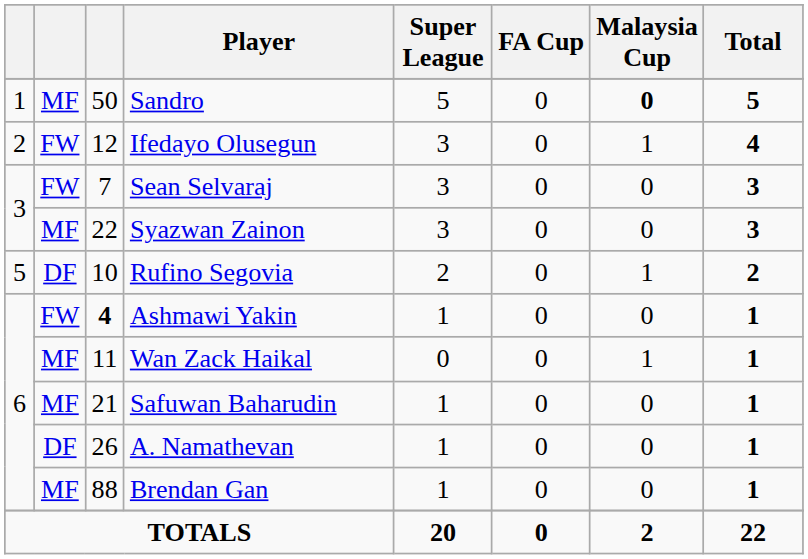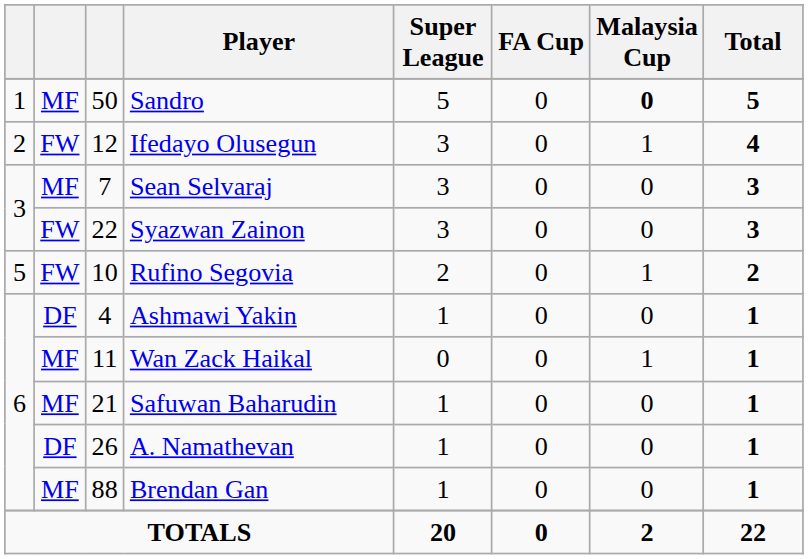(60, 186) FW -> (60, 186) MF
(60, 229) MF -> (60, 229) FW
(60, 272) DF -> (60, 272) FW
(60, 315) FW -> (60, 315) DF
(105, 315) bold -> (105, 315) normal
